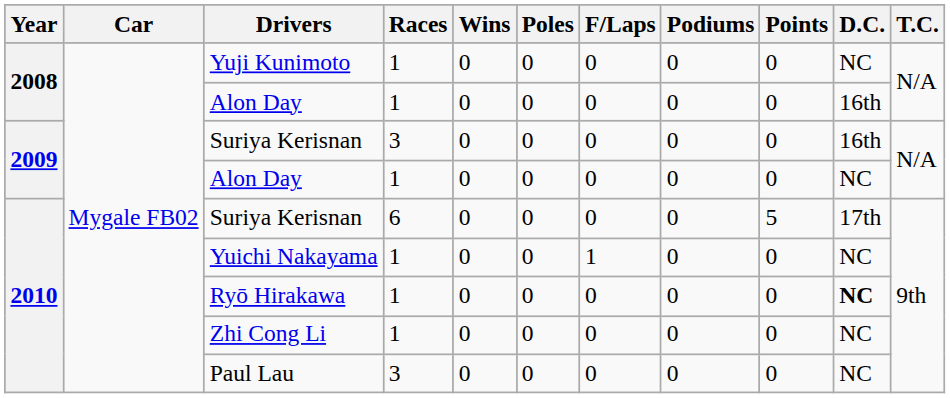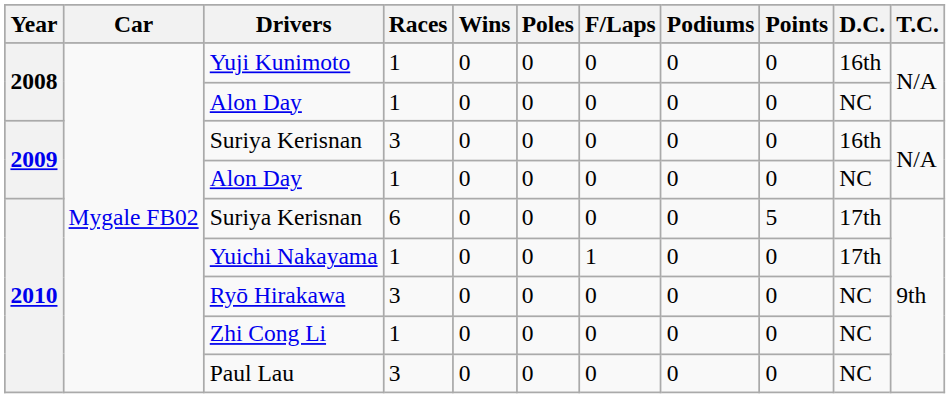(856, 62) NC -> (860, 62) 16th
(860, 101) 16th -> (856, 101) NC
(856, 256) NC -> (860, 256) 17th
(395, 295) 1 -> (395, 295) 3
(856, 295) bold -> (856, 295) normal
